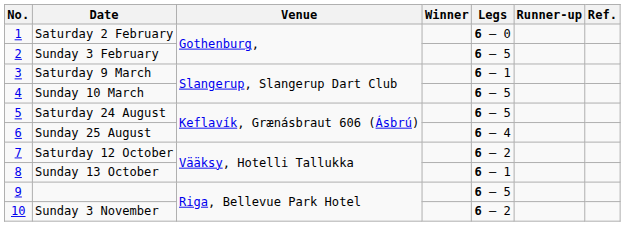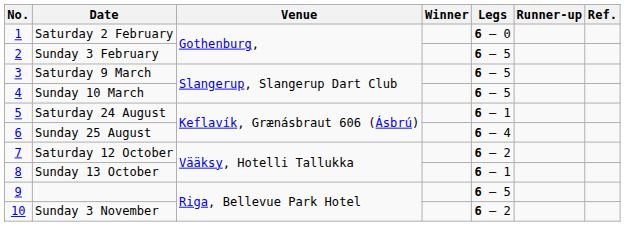(493, 73) 6 – 1 -> (493, 73) 6 – 5
(493, 113) 6 – 5 -> (493, 113) 6 – 1
